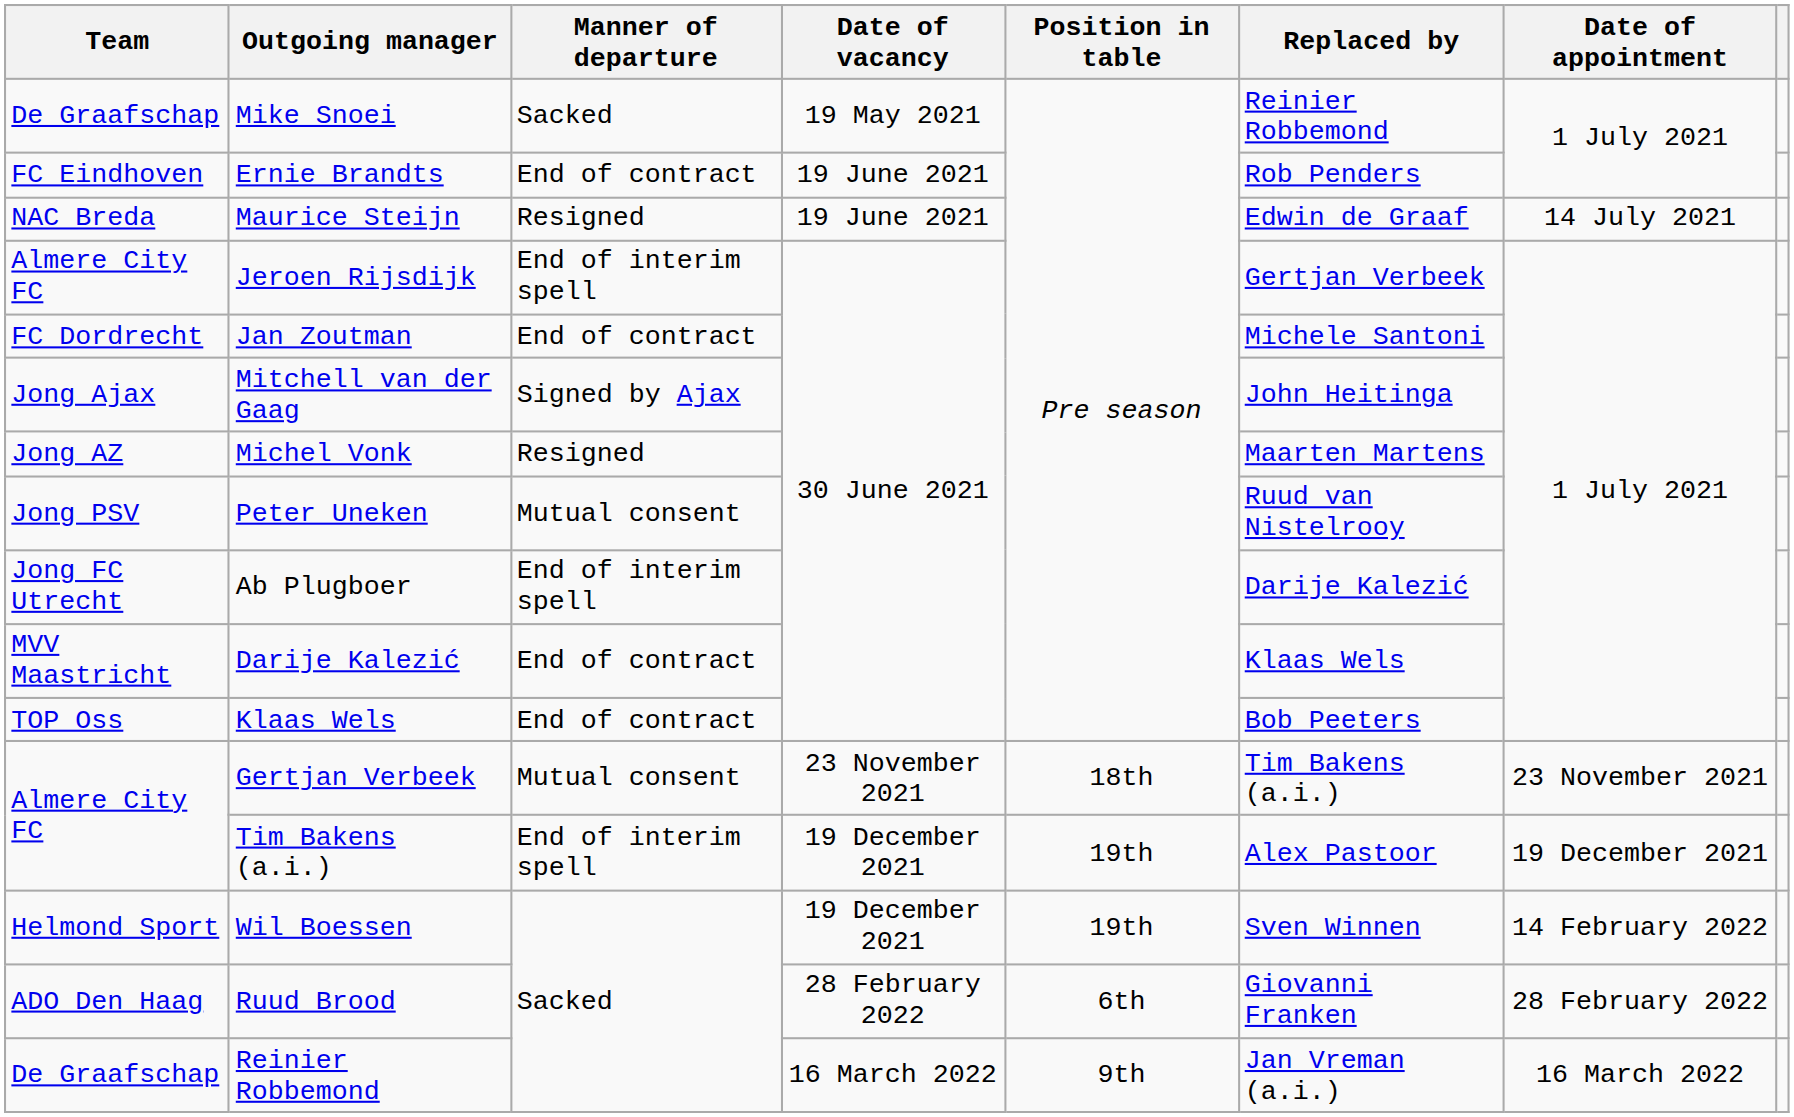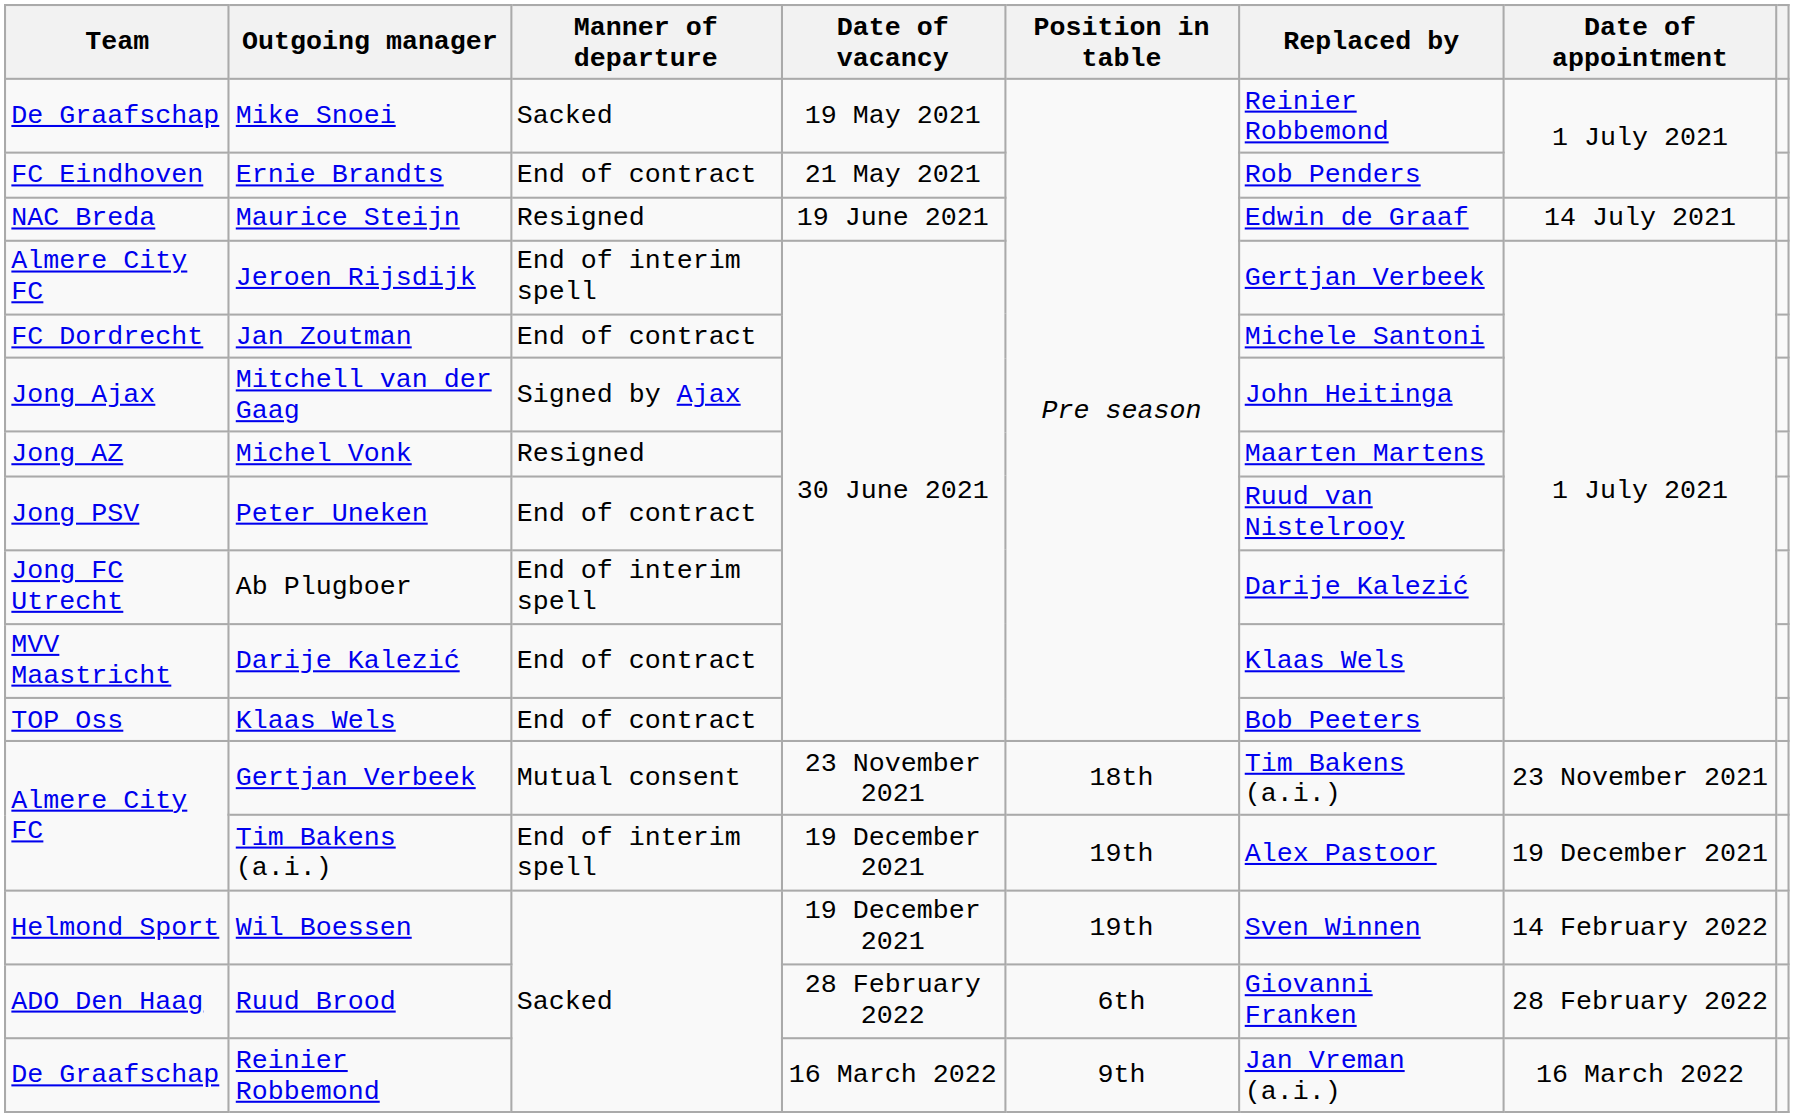(893, 175) 19 June 2021 -> (893, 175) 21 May 2021
(629, 513) Mutual consent -> (637, 513) End of contract
